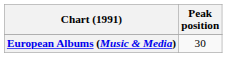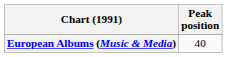(200, 43) 30 -> (200, 43) 40
